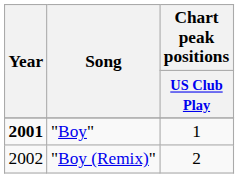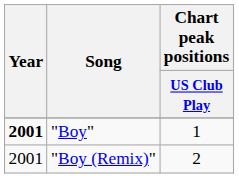(26, 158) 2002 -> (26, 158) 2001
